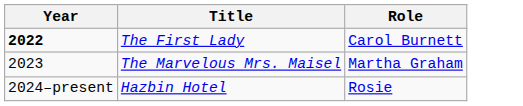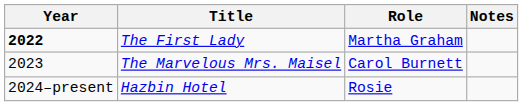+ column: (492, 17)
(406, 40) Carol Burnett -> (406, 40) Martha Graham
(406, 64) Martha Graham -> (406, 64) Carol Burnett
